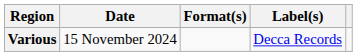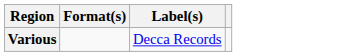- column: (120, 16)
